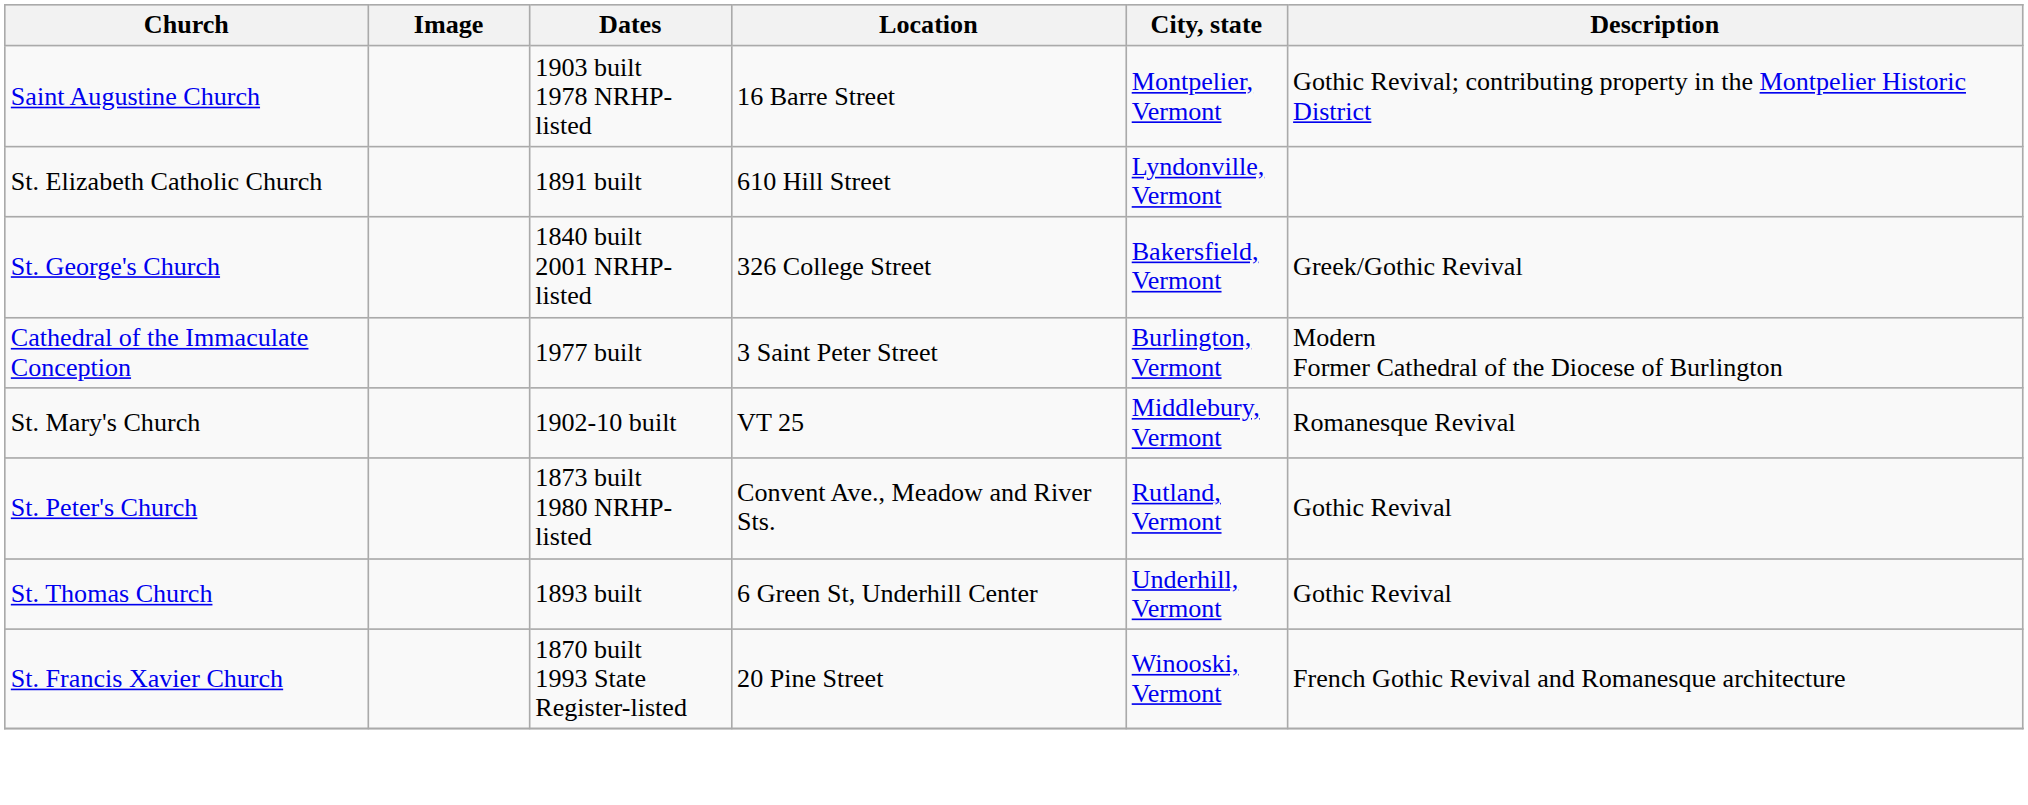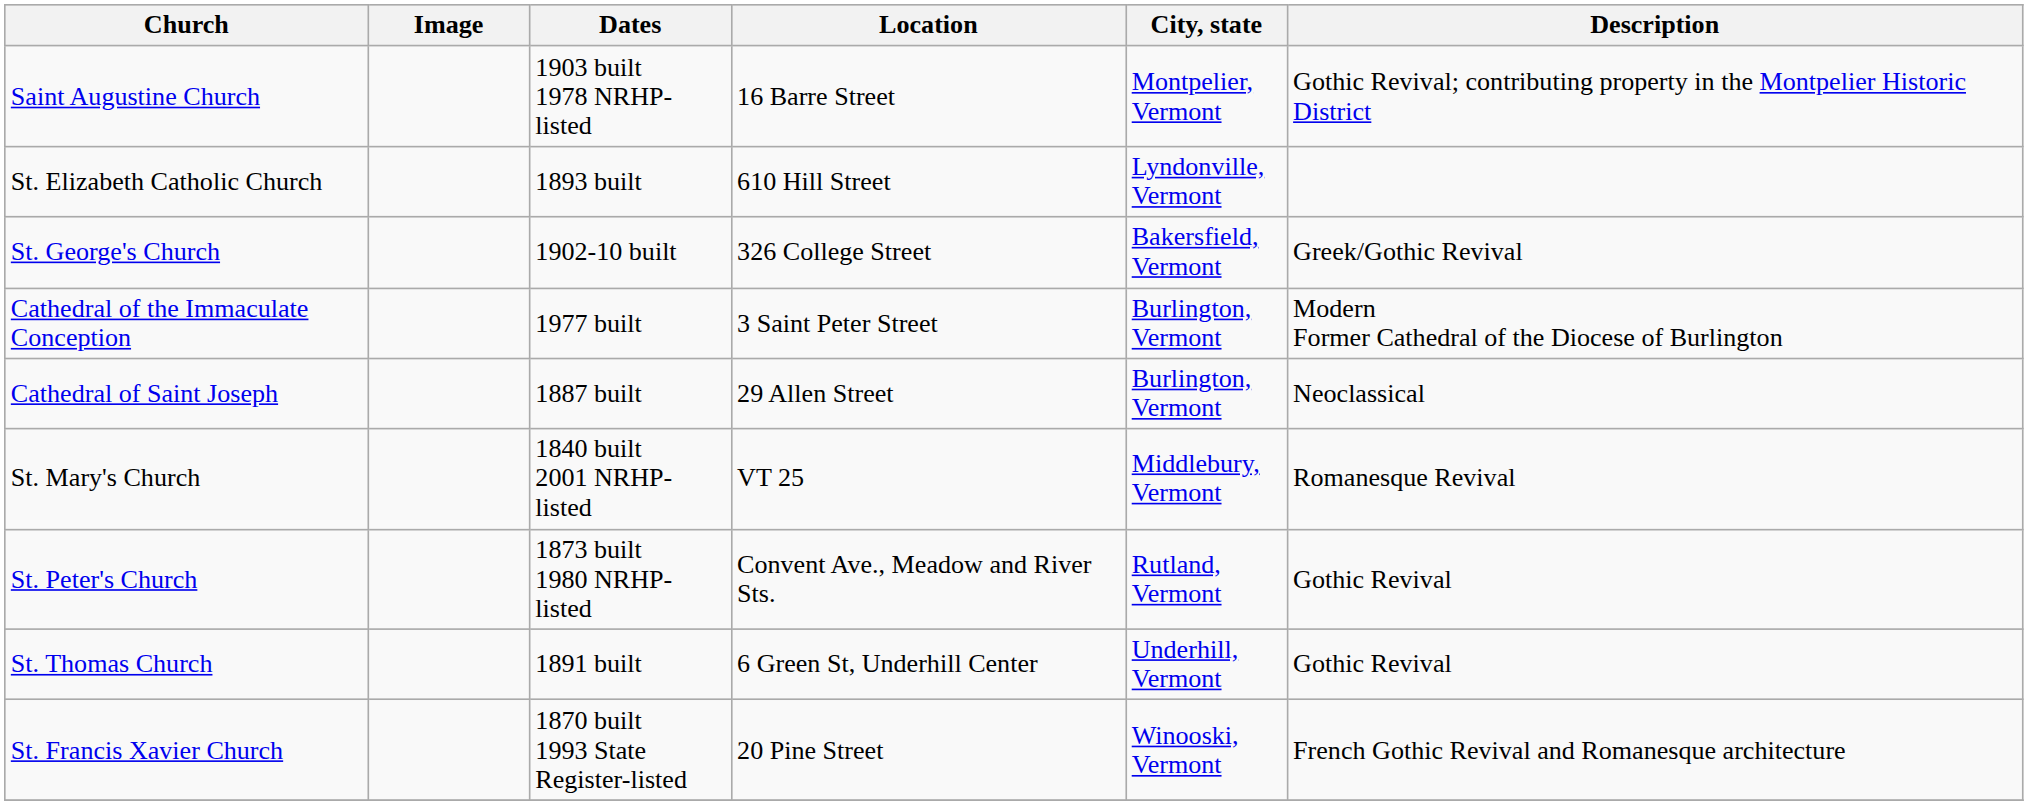(589, 181) 1891 built -> (589, 181) 1893 built
(604, 266) 1840 built 2001 NRHP-listed -> (606, 251) 1902-10 built
+ row: (144, 393)
(606, 422) 1902-10 built -> (604, 478) 1840 built 2001 NRHP-listed
(589, 593) 1893 built -> (589, 664) 1891 built
